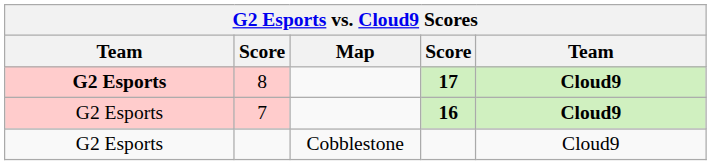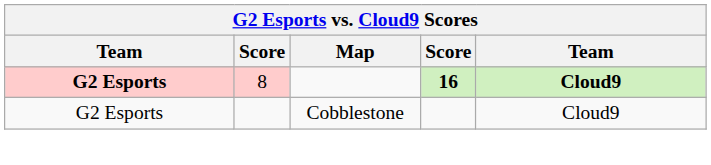(448, 81) 17 -> (448, 81) 16
- row: (262, 112)
